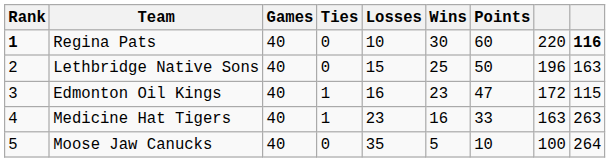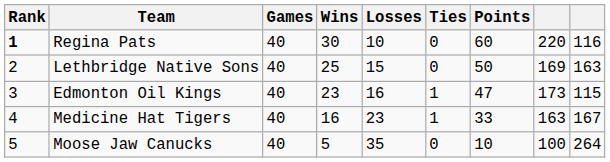columns swapped: (448, 17) <-> (340, 17)
(587, 43) bold -> (587, 43) normal
(552, 68) 196 -> (552, 68) 169
(552, 94) 172 -> (552, 94) 173
(587, 119) 263 -> (587, 119) 167
